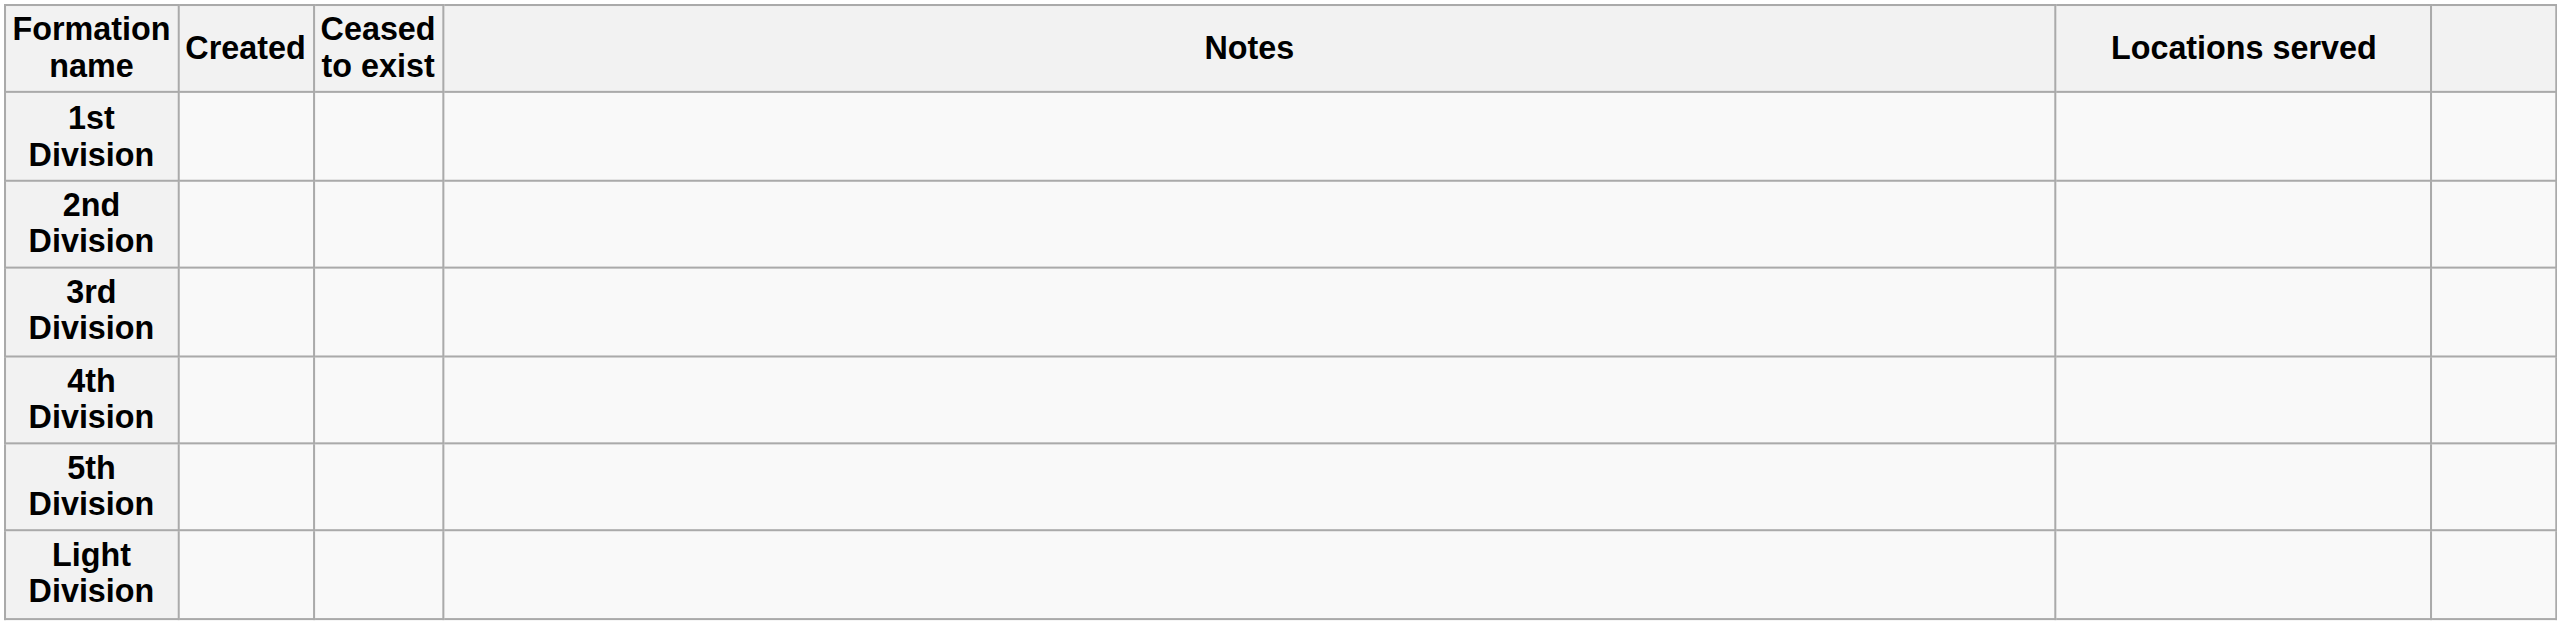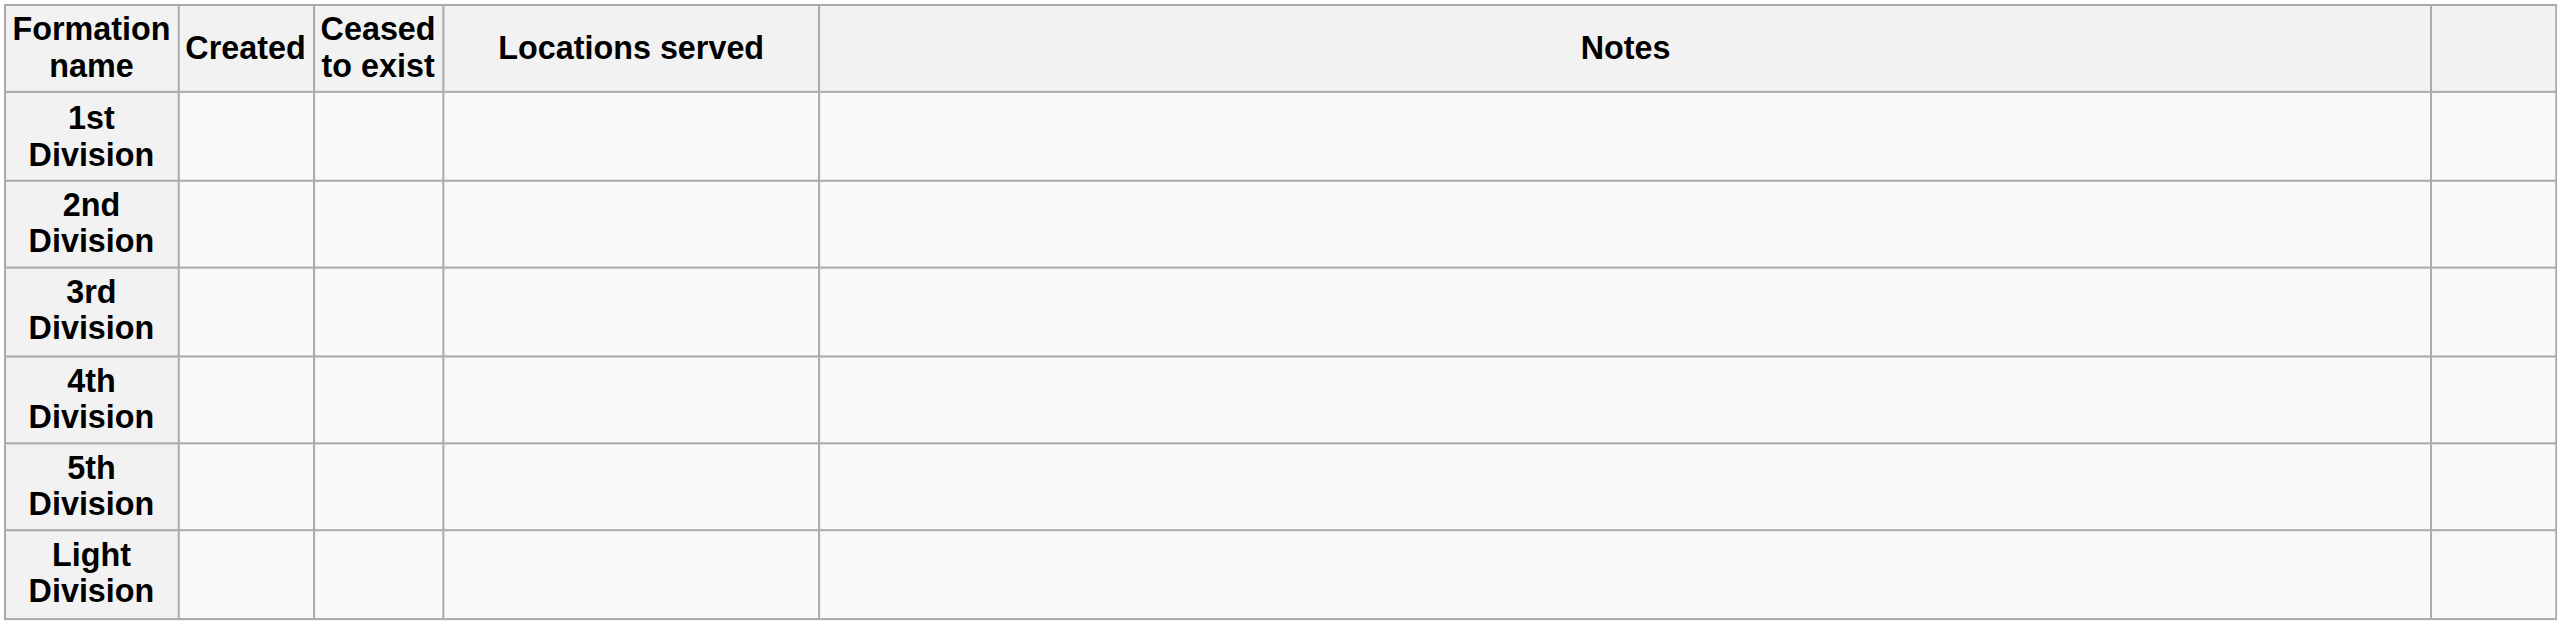columns swapped: (2244, 48) <-> (1249, 48)
